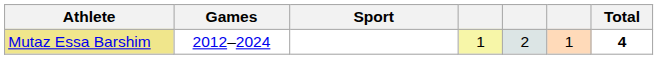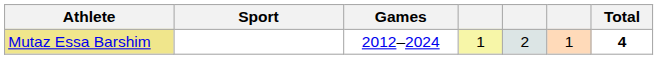columns swapped: (374, 17) <-> (231, 17)
